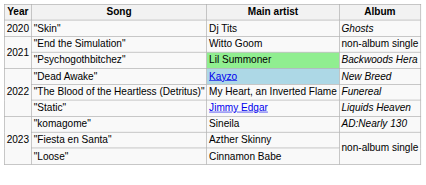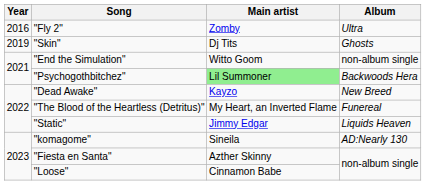+ row: (48, 28)
(18, 28) 2020 -> (18, 44) 2019
(223, 76) lightblue background -> (223, 92) no background
